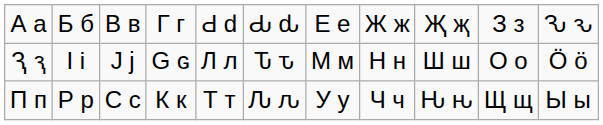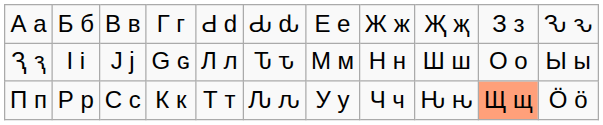(568, 62) Ӧ ӧ -> (568, 62) Ы ы
(508, 100) no background -> (508, 100) lightsalmon background
(568, 100) Ы ы -> (568, 100) Ӧ ӧ
